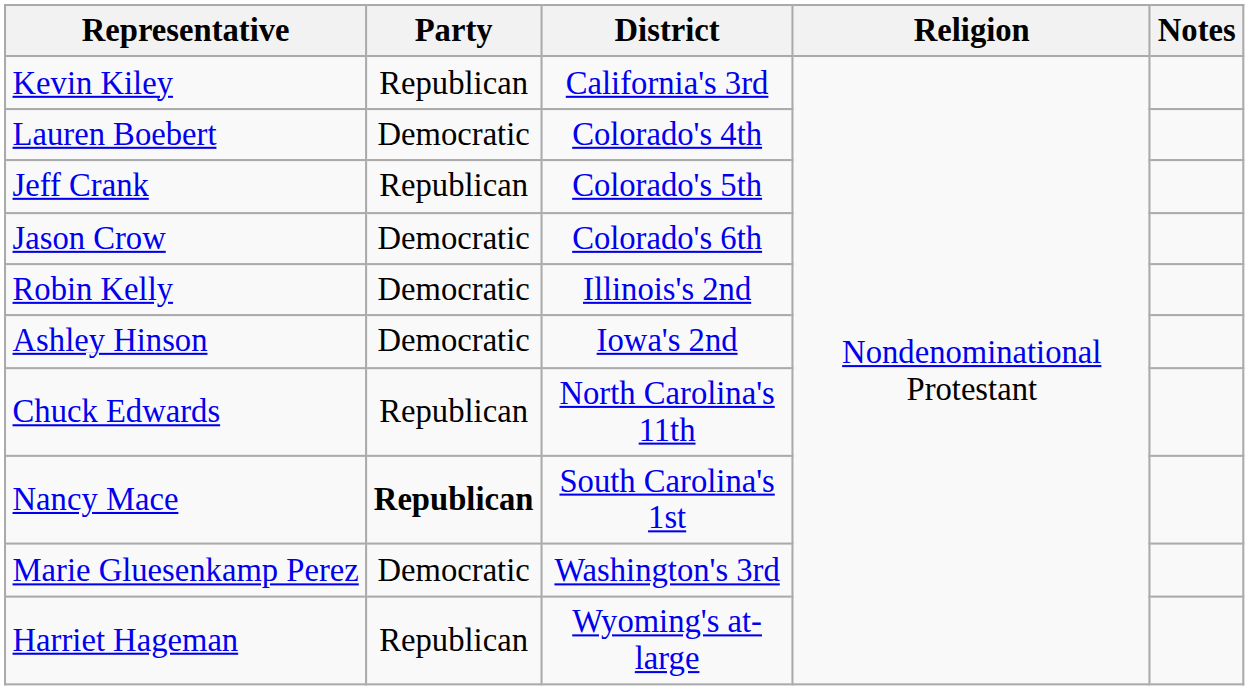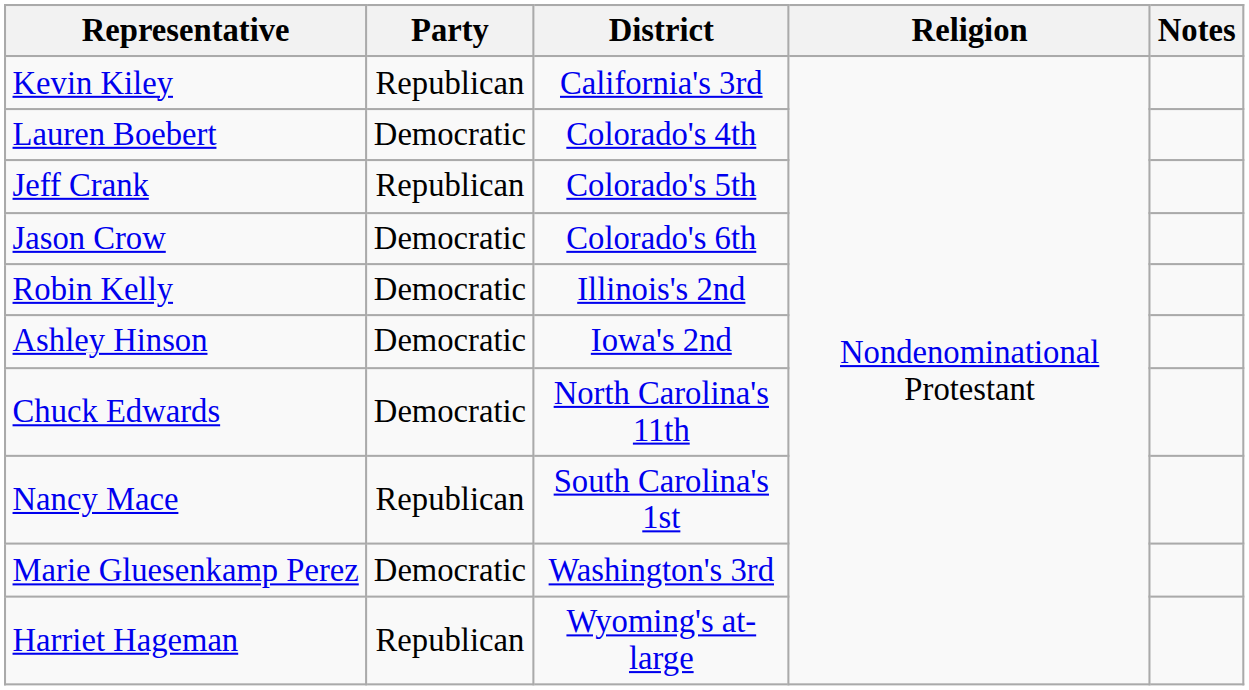(454, 411) Republican -> (450, 411) Democratic
(454, 499) bold -> (450, 499) normal
